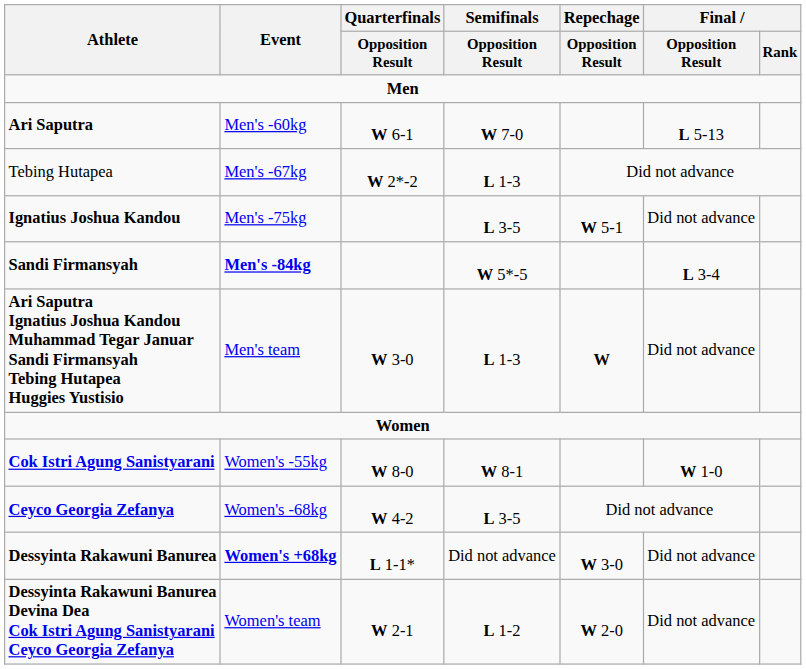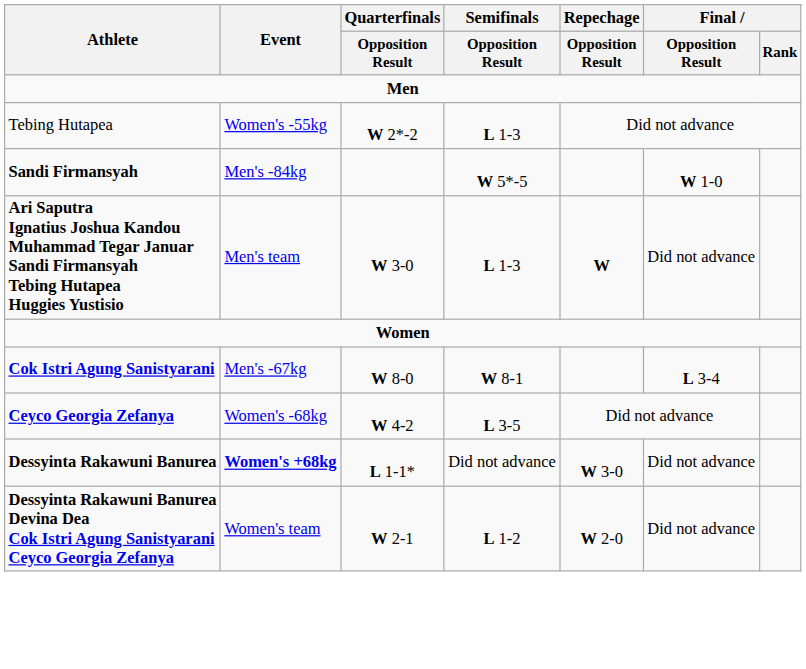- row: (51, 125)
(265, 171) Men's -67kg -> (276, 125) Women's -55kg
- row: (94, 218)
(268, 264) bold -> (265, 171) normal
(701, 274) L 3-4 -> (701, 181) W 1-0
(276, 462) Women's -55kg -> (265, 369) Men's -67kg
(701, 471) W 1-0 -> (701, 378) L 3-4
